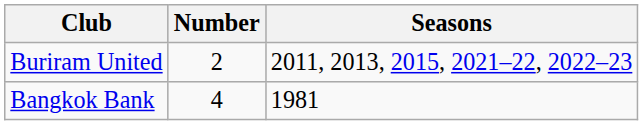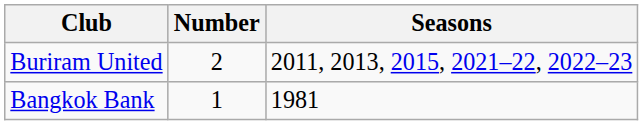(217, 100) 4 -> (217, 100) 1
